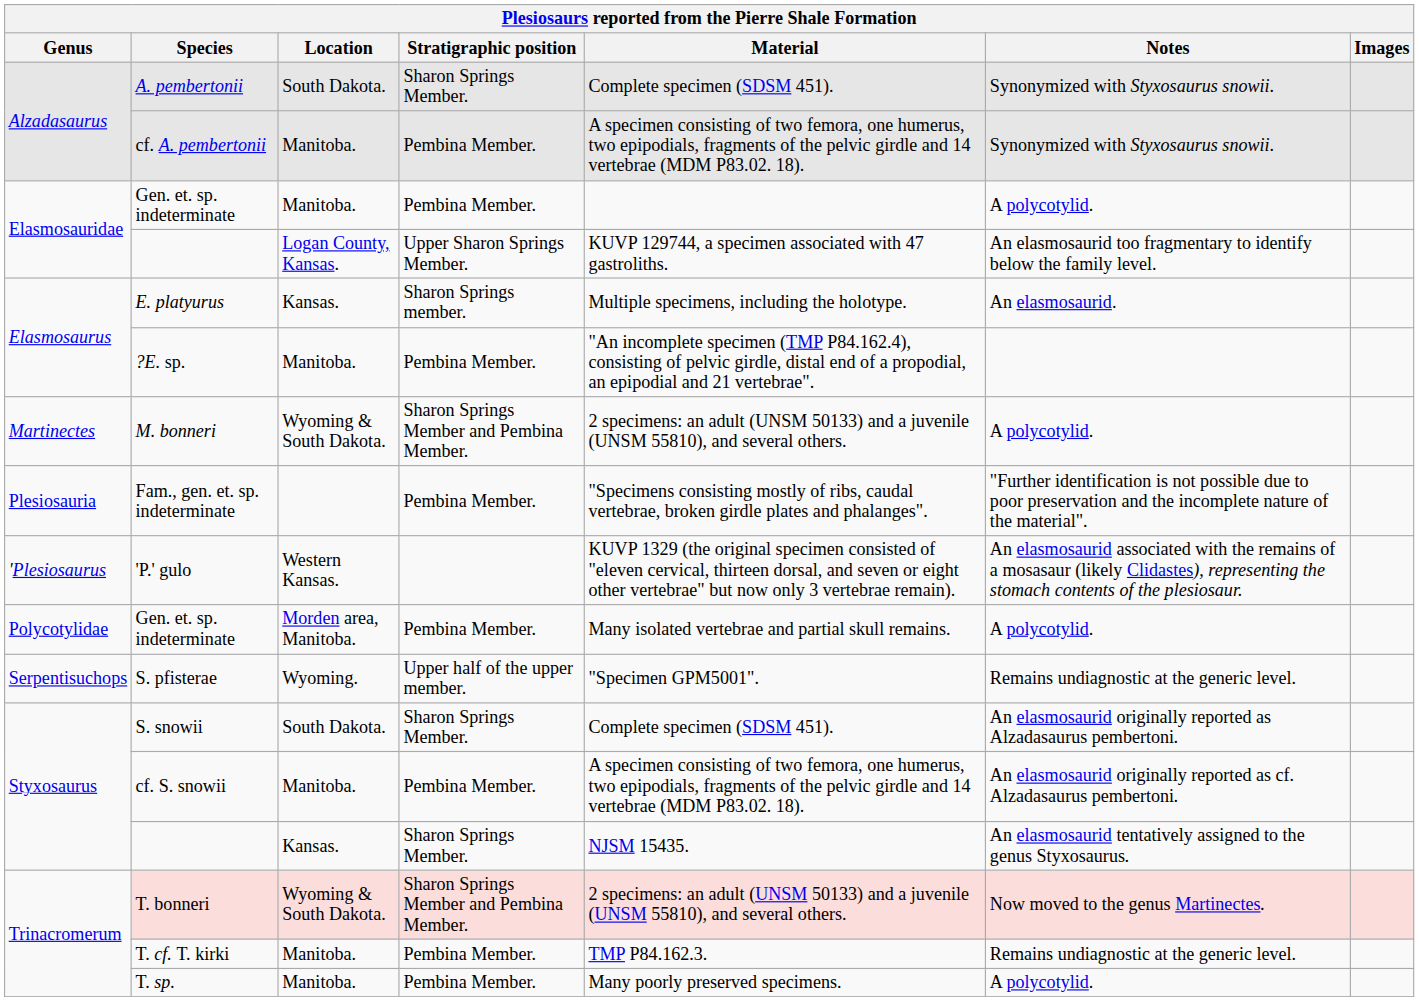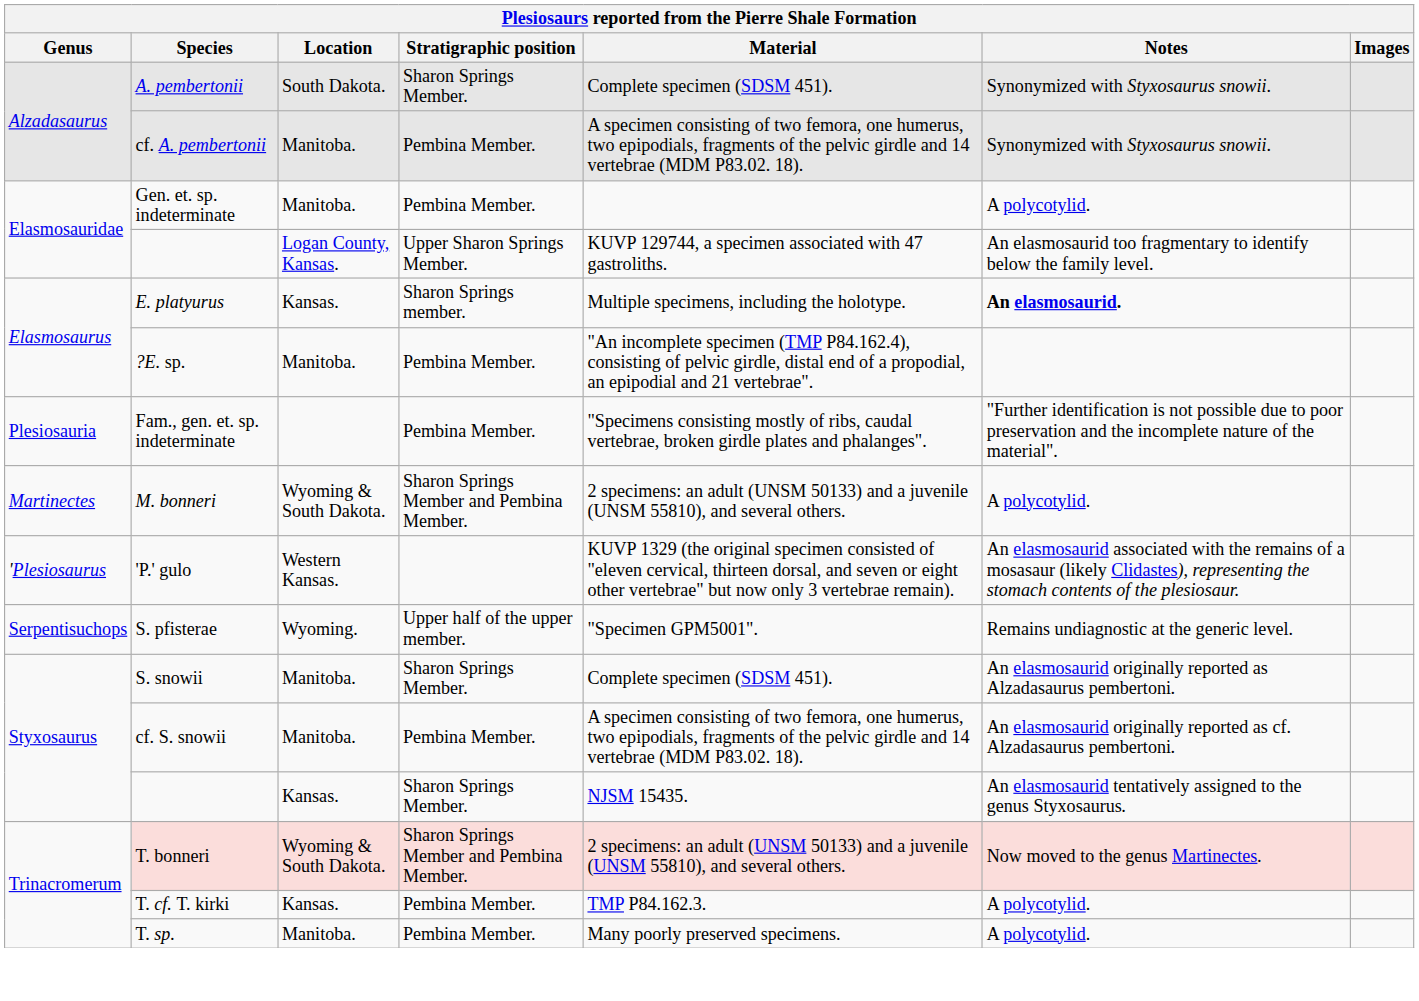(1053, 302) normal -> (1054, 302) bold
rows swapped: (52, 431) <-> (52, 500)
- row: (58, 629)
(334, 727) South Dakota. -> (319, 678) Manitoba.
(319, 953) Manitoba. -> (310, 904) Kansas.
(1143, 953) Remains undiagnostic at the generic level. -> (1038, 904) A polycotylid.
